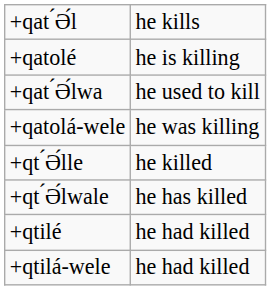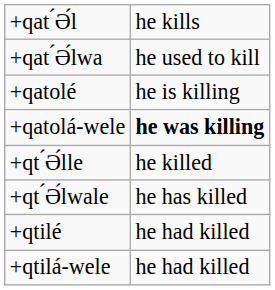rows swapped: (43, 57) <-> (56, 92)
(197, 127) normal -> (200, 127) bold
